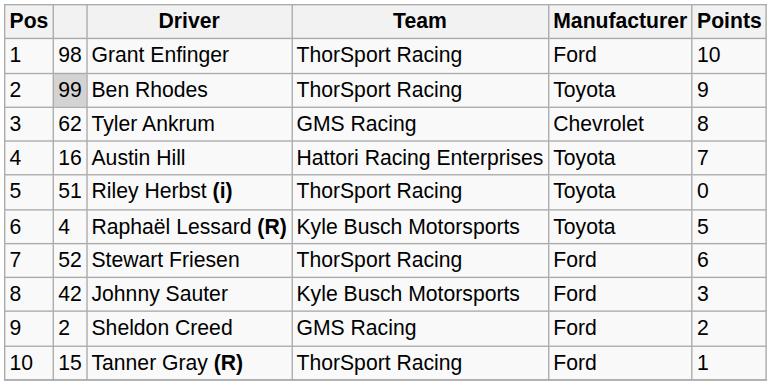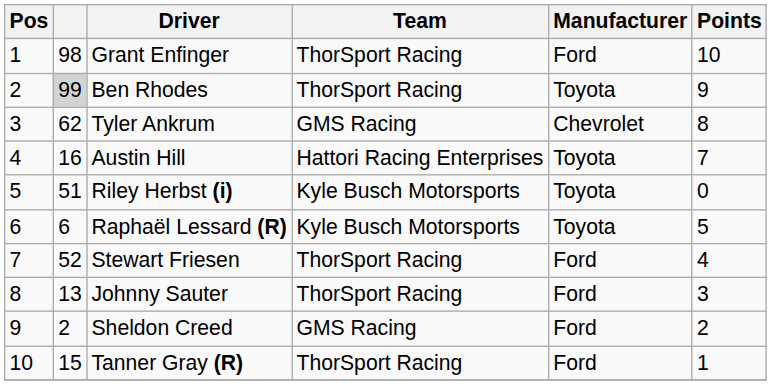(379, 191) ThorSport Racing -> (408, 191) Kyle Busch Motorsports
(64, 225) 4 -> (64, 225) 6
(703, 259) 6 -> (703, 259) 4
(70, 293) 42 -> (70, 293) 13
(408, 293) Kyle Busch Motorsports -> (379, 293) ThorSport Racing
